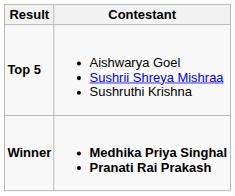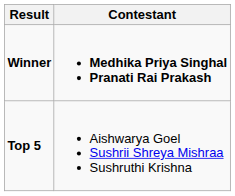rows swapped: (29, 153) <-> (24, 70)
